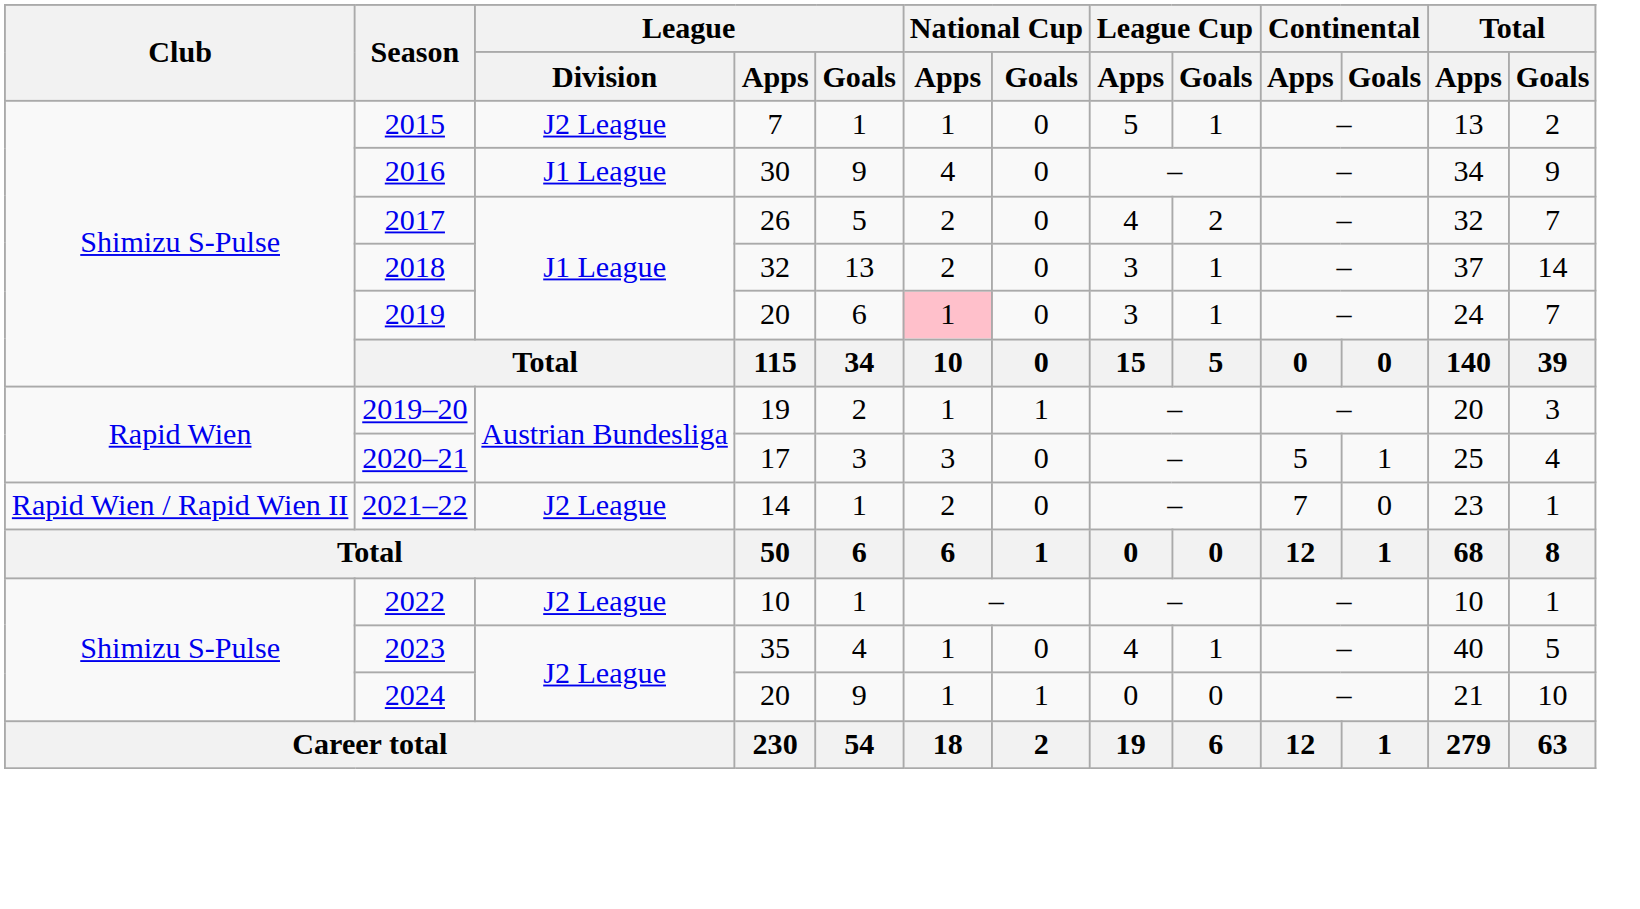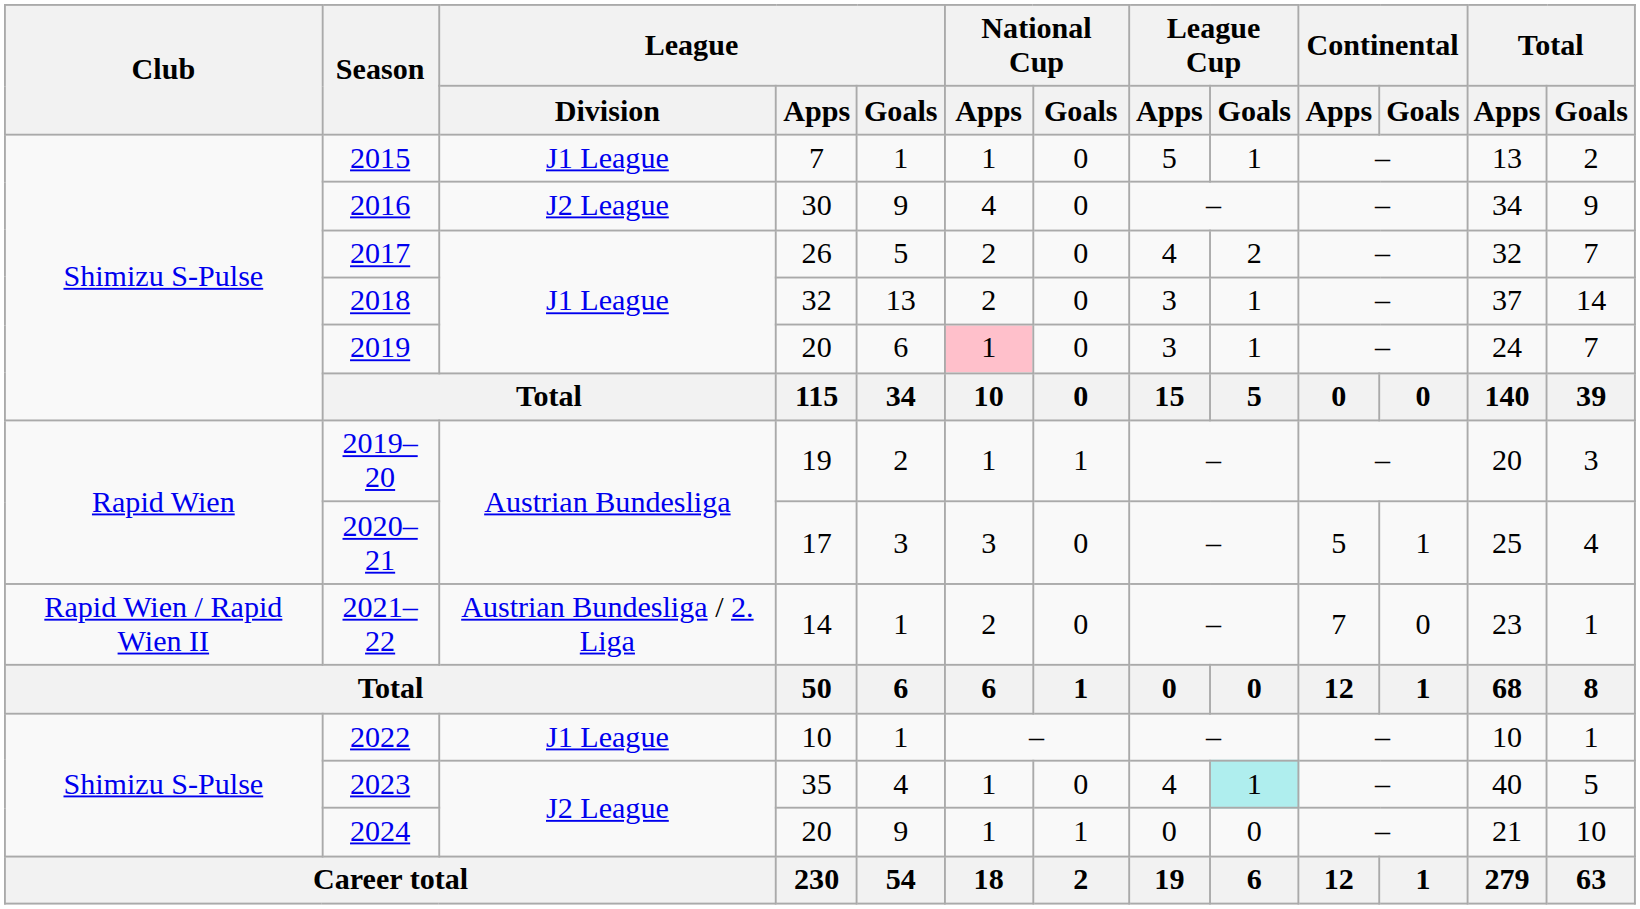(605, 123) J2 League -> (607, 157) J1 League
(605, 171) J1 League -> (607, 205) J2 League
(605, 505) J2 League -> (607, 623) Austrian Bundesliga / 2. Liga
(605, 600) J2 League -> (607, 736) J1 League
(1216, 648) no background -> (1254, 783) paleturquoise background
